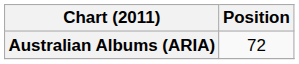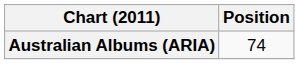(256, 44) 72 -> (256, 44) 74
